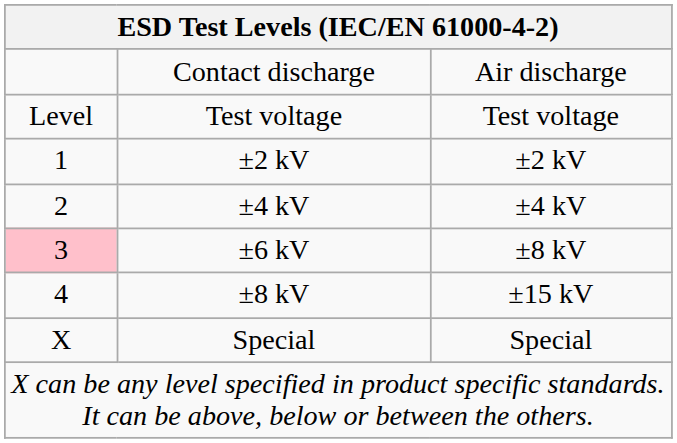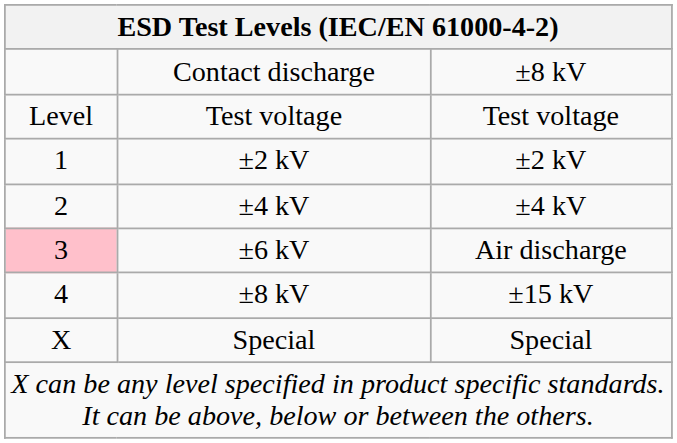(551, 71) Air discharge -> (551, 71) ±8 kV
(551, 250) ±8 kV -> (551, 250) Air discharge
